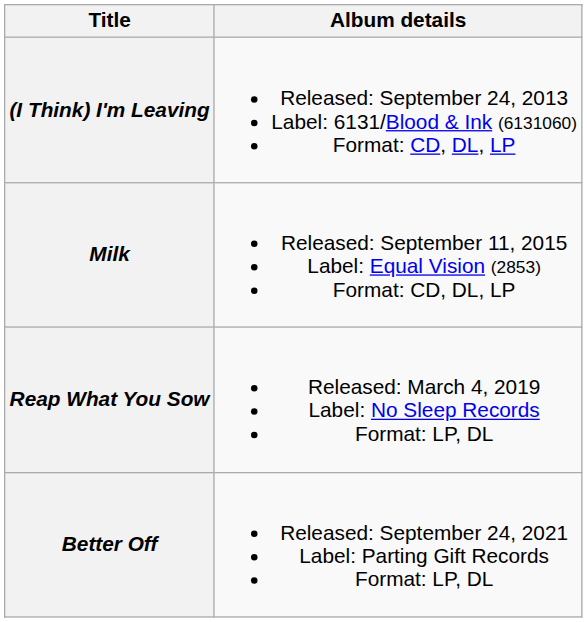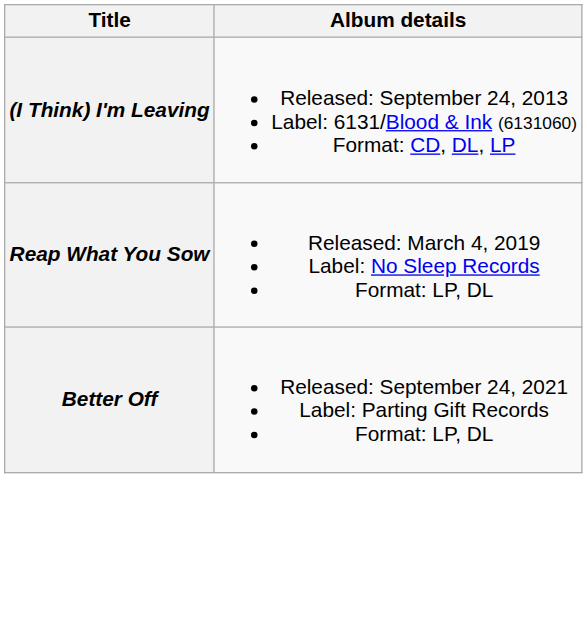- row: (110, 254)
